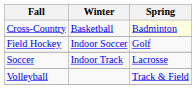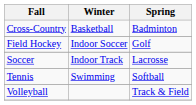(155, 28) lightyellow background -> (155, 28) no background
+ row: (20, 76)
